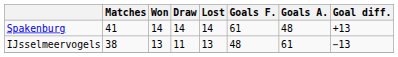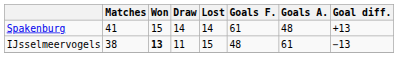(157, 28) 14 -> (157, 28) 15
(157, 44) normal -> (157, 44) bold
(207, 44) 13 -> (207, 44) 15
